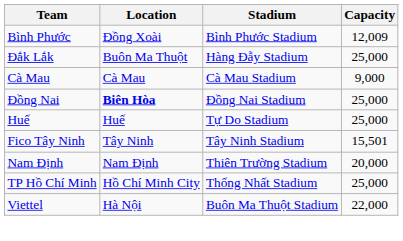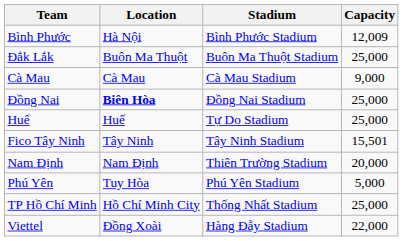(132, 36) Đồng Xoài -> (122, 36) Hà Nội
(257, 57) Hàng Đẫy Stadium -> (272, 57) Buôn Ma Thuột Stadium
+ row: (30, 183)
(122, 204) Hà Nội -> (132, 225) Đồng Xoài
(272, 204) Buôn Ma Thuột Stadium -> (257, 225) Hàng Đẫy Stadium
